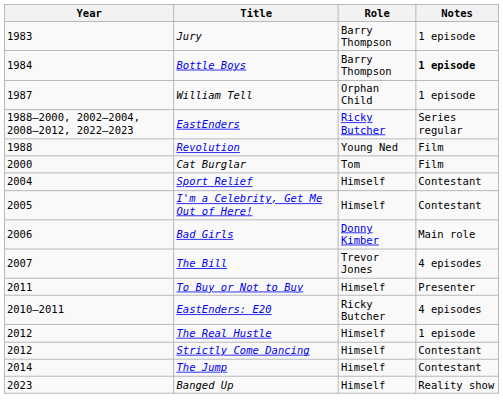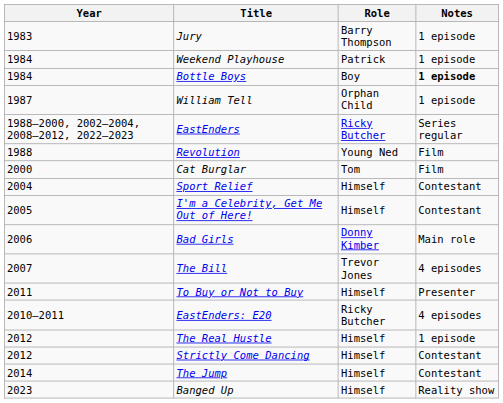+ row: (230, 59)
(366, 66) Barry Thompson -> (350, 77) Boy
